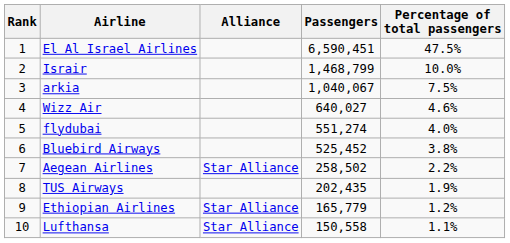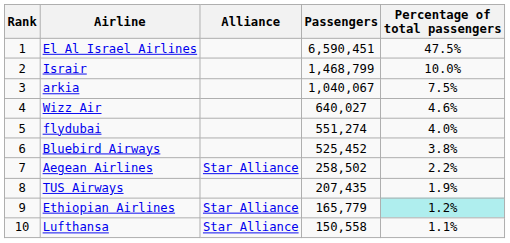(341, 188) 202,435 -> (341, 188) 207,435
(443, 208) no background -> (443, 208) paleturquoise background
